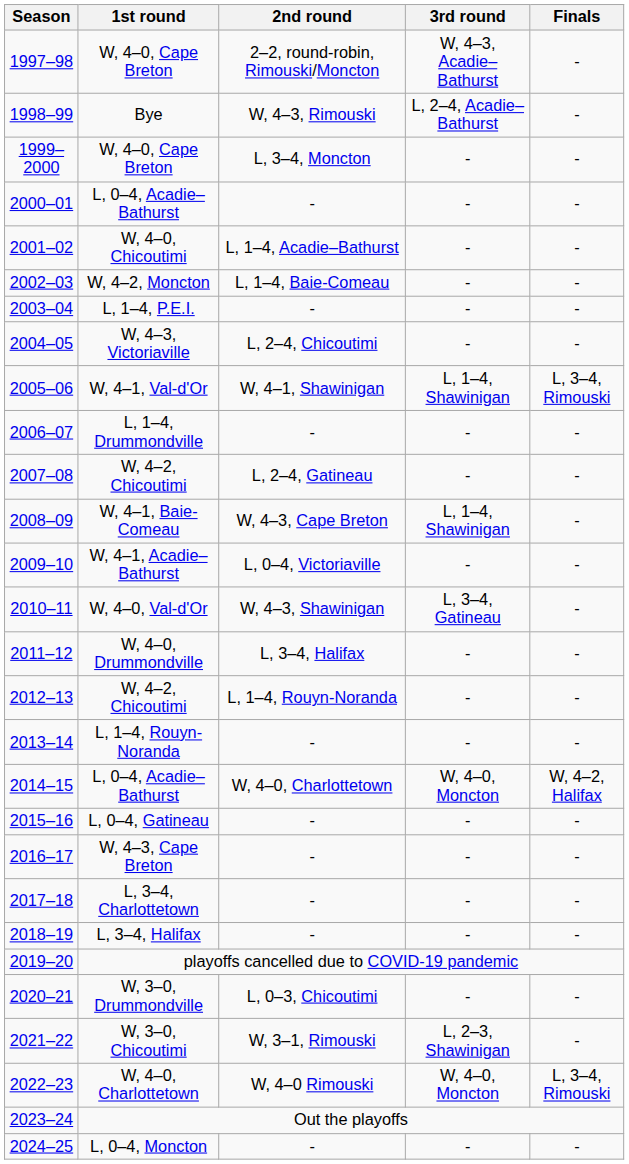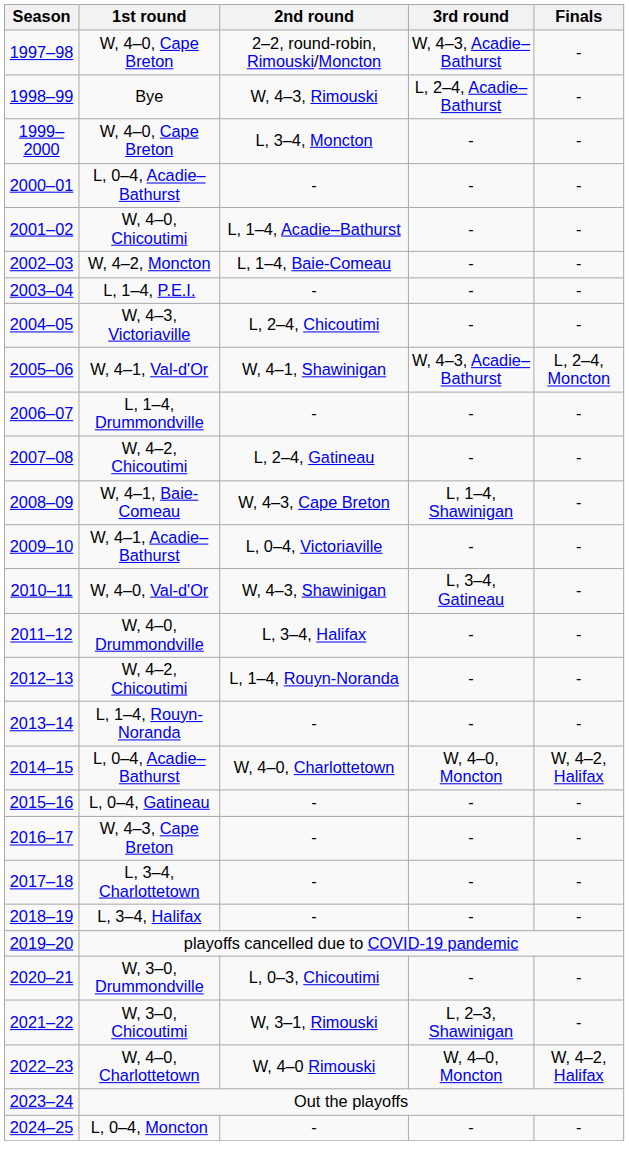(468, 388) L, 1–4, Shawinigan -> (471, 369) W, 4–3, Acadie–Bathurst
(577, 388) L, 3–4, Rimouski -> (579, 369) L, 2–4, Moncton
(577, 1085) L, 3–4, Rimouski -> (579, 1066) W, 4–2, Halifax
